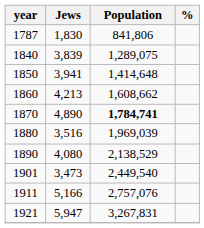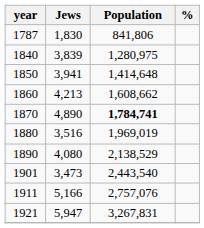(133, 54) 1,289,075 -> (133, 54) 1,280,975
(133, 133) 1,969,039 -> (133, 133) 1,969,019
(133, 173) 2,449,540 -> (133, 173) 2,443,540
